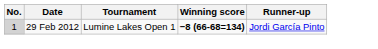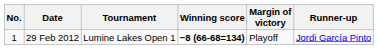+ column: (270, 17)
(14, 27) lightgrey background -> (14, 37) no background
